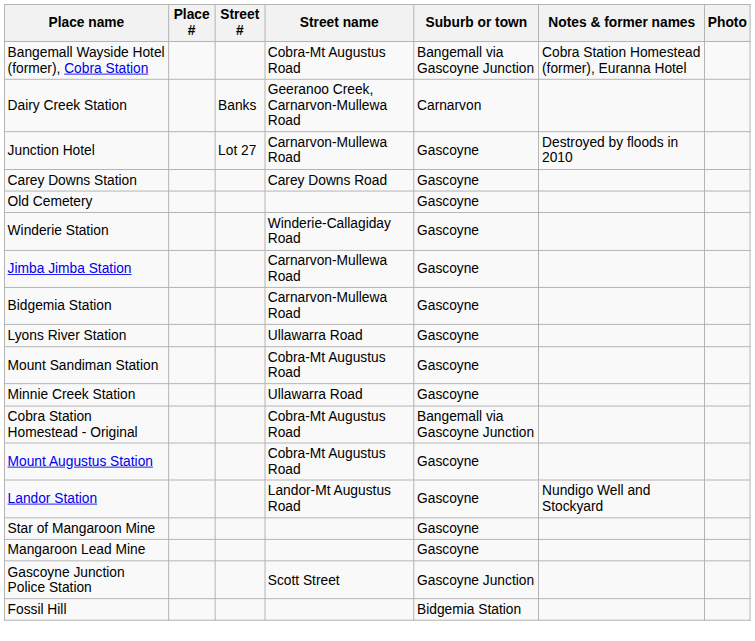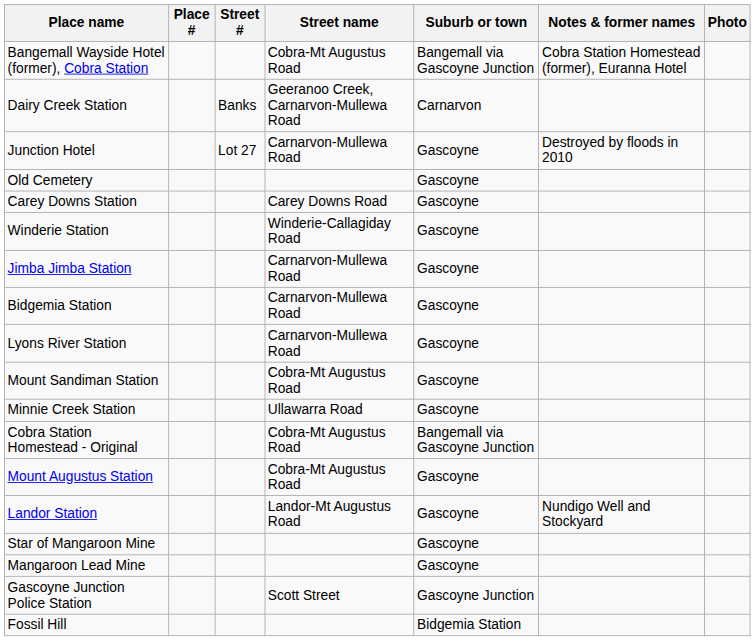rows swapped: (50, 201) <-> (72, 180)
(315, 335) Ullawarra Road -> (327, 343) Carnarvon-Mullewa Road
